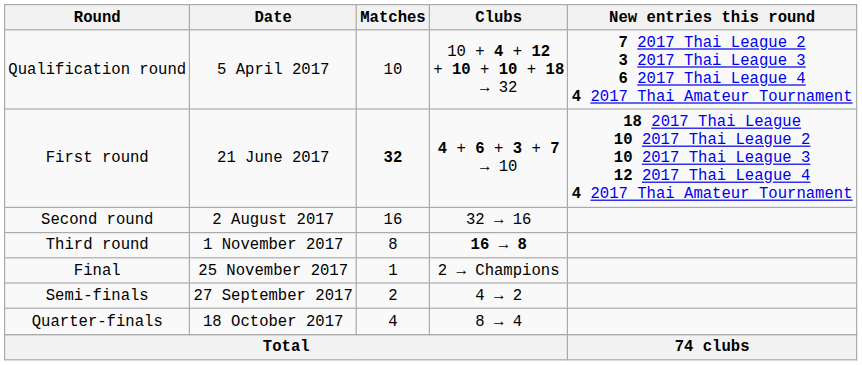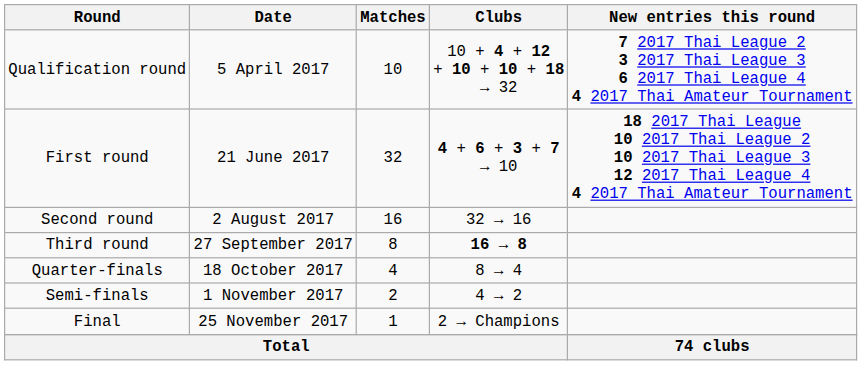(393, 158) bold -> (393, 158) normal
(273, 245) 1 November 2017 -> (273, 245) 27 September 2017
rows swapped: (97, 321) <-> (97, 270)
(273, 296) 27 September 2017 -> (273, 296) 1 November 2017
